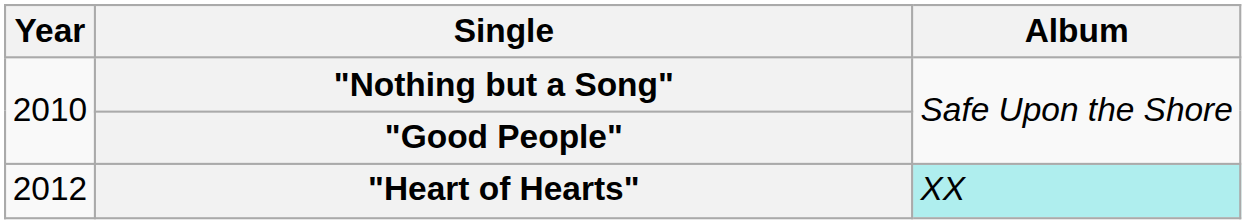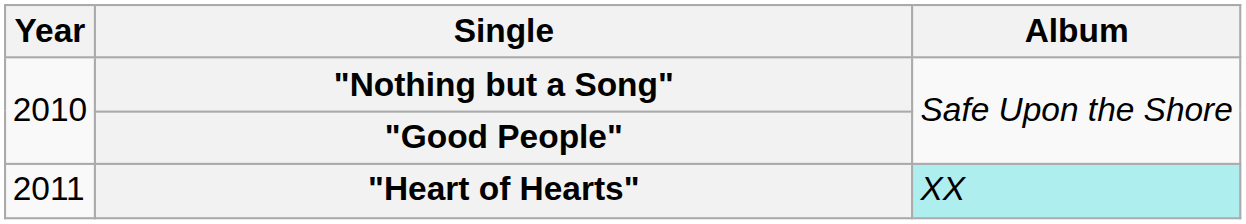(50, 190) 2012 -> (49, 190) 2011
